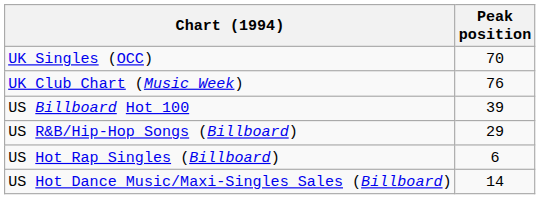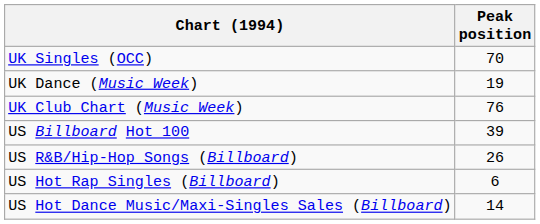+ row: (103, 83)
(495, 133) 29 -> (495, 157) 26
